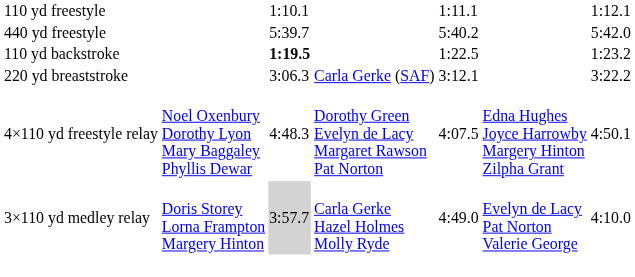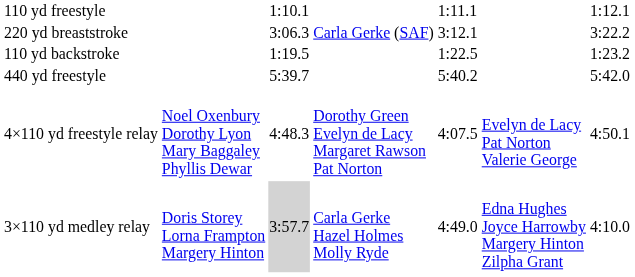rows swapped: (55, 32) <-> (66, 76)
(290, 54) bold -> (289, 54) normal
(535, 142) Edna Hughes Joyce Harrowby Margery Hinton Zilpha Grant -> (531, 142) Evelyn de Lacy Pat Norton Valerie George
(532, 226) Evelyn de Lacy Pat Norton Valerie George -> (534, 235) Edna Hughes Joyce Harrowby Margery Hinton Zilpha Grant
